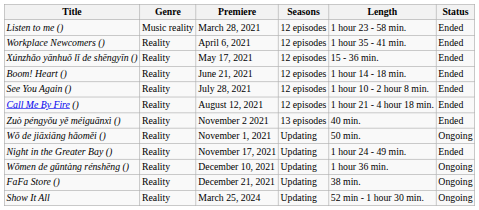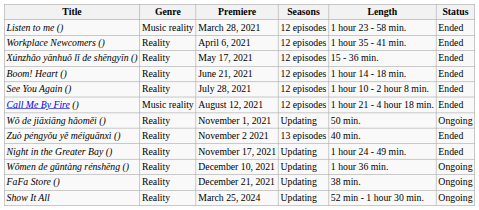(156, 105) Reality -> (168, 105) Music reality
rows swapped: (56, 136) <-> (63, 120)
